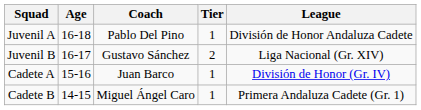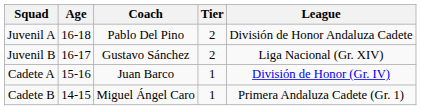(212, 34) 1 -> (212, 34) 2
